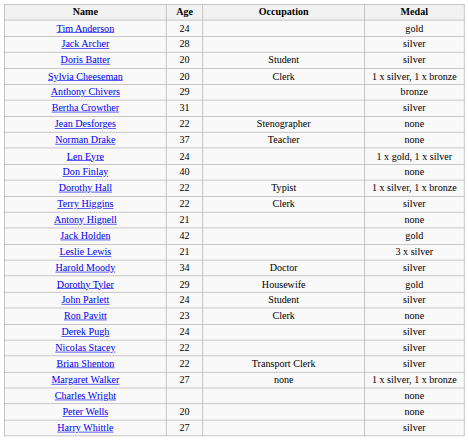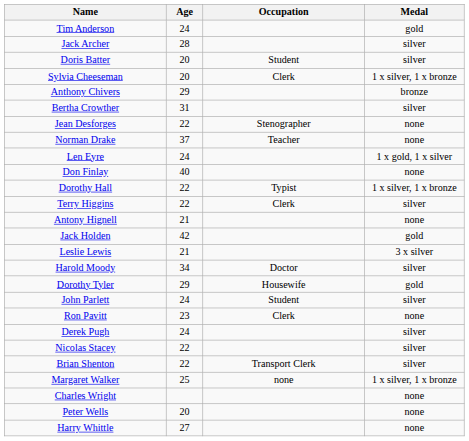(185, 380) 27 -> (185, 380) 25
(414, 428) silver -> (414, 428) none
